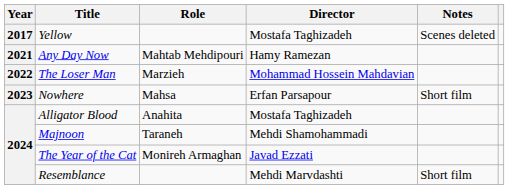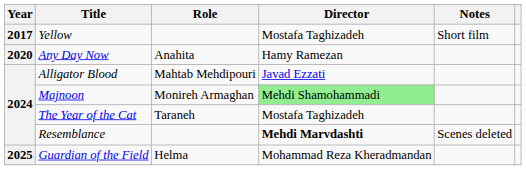(458, 34) Scenes deleted -> (463, 34) Short film
(20, 54) 2021 -> (20, 54) 2020
(193, 54) Mahtab Mehdipouri -> (174, 54) Anahita
- row: (77, 74)
- row: (61, 94)
(162, 114) Anahita -> (205, 74) Mahtab Mehdipouri
(301, 114) Mostafa Taghizadeh -> (293, 74) Javad Ezzati
(162, 134) Taraneh -> (204, 94) Monireh Armaghan
(309, 134) no background -> (321, 94) lightgreen background
(192, 154) Monireh Armaghan -> (175, 114) Taraneh
(281, 154) Javad Ezzati -> (313, 114) Mostafa Taghizadeh
(296, 174) normal -> (312, 134) bold
(446, 174) Short film -> (475, 134) Scenes deleted
+ row: (93, 154)
